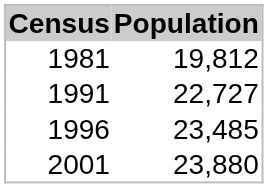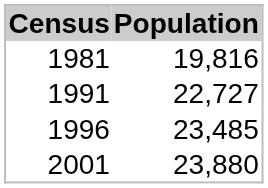(216, 59) 19,812 -> (216, 59) 19,816
